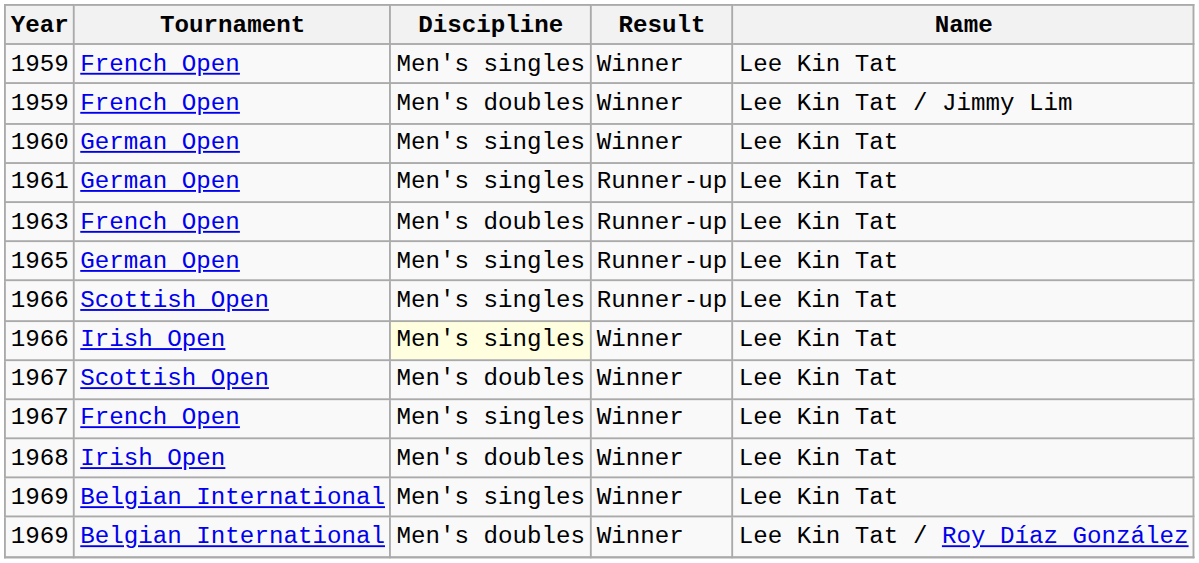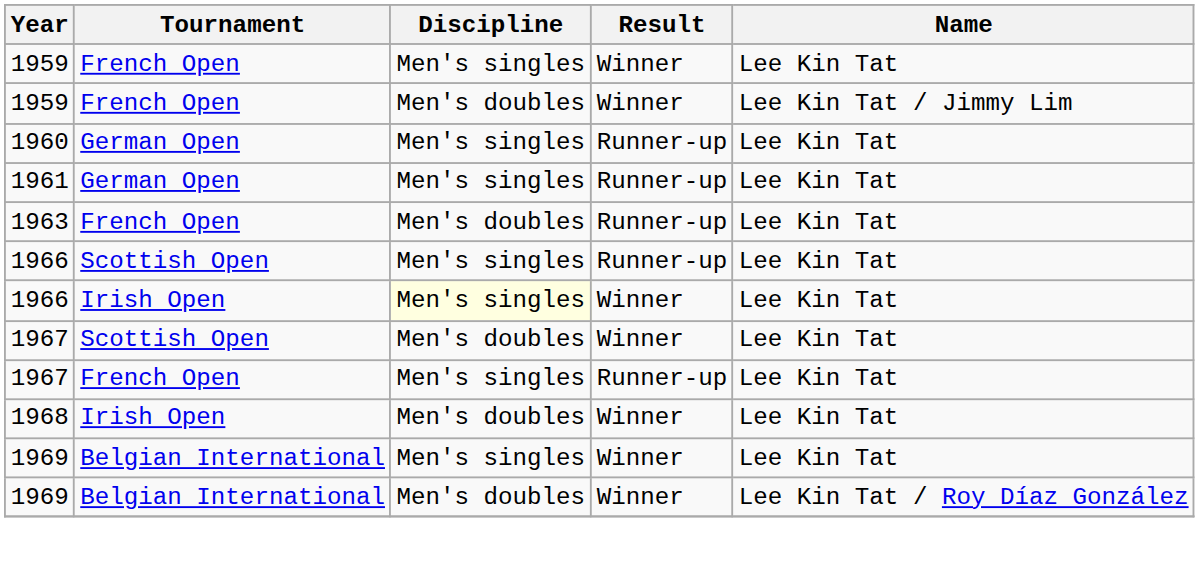(640, 143) Winner -> (662, 143) Runner-up
- row: (40, 261)
(640, 419) Winner -> (662, 379) Runner-up
